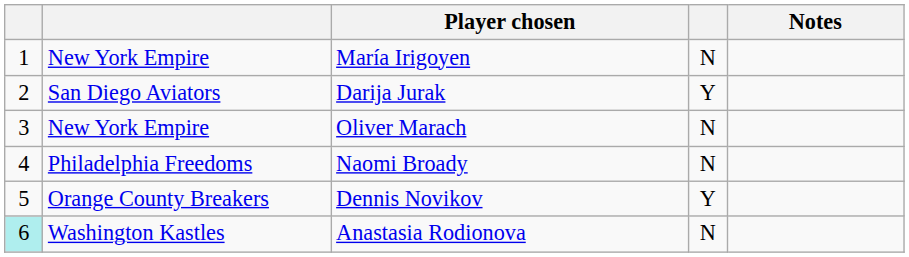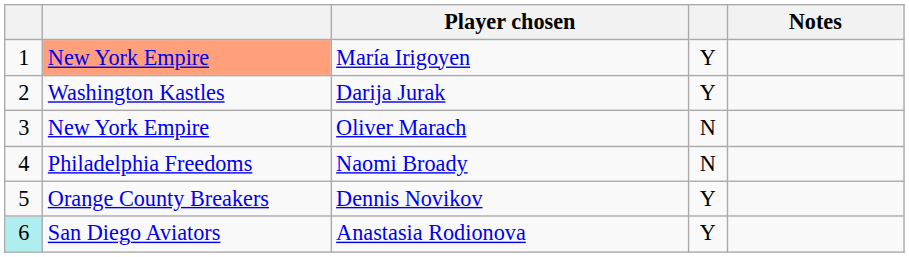(128, 57) no background -> (128, 57) lightsalmon background
(708, 57) N -> (708, 57) Y
(134, 92) San Diego Aviators -> (136, 92) Washington Kastles
(136, 233) Washington Kastles -> (134, 233) San Diego Aviators
(708, 233) N -> (708, 233) Y
